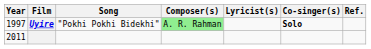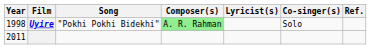(16, 24) 1997 -> (16, 24) 1998
(292, 24) bold -> (292, 24) normal
